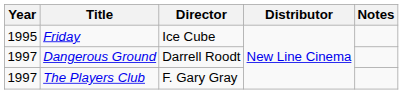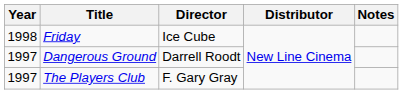(22, 36) 1995 -> (22, 36) 1998
